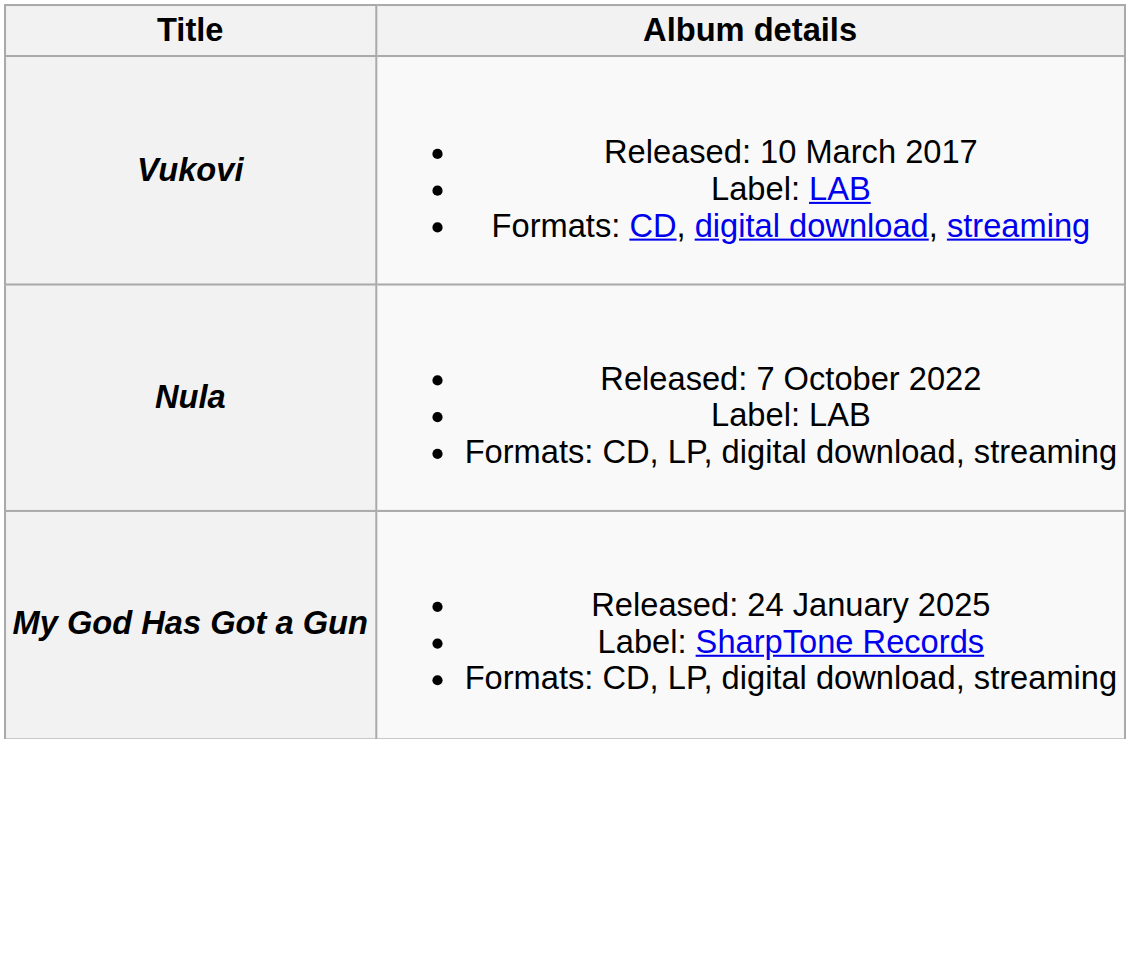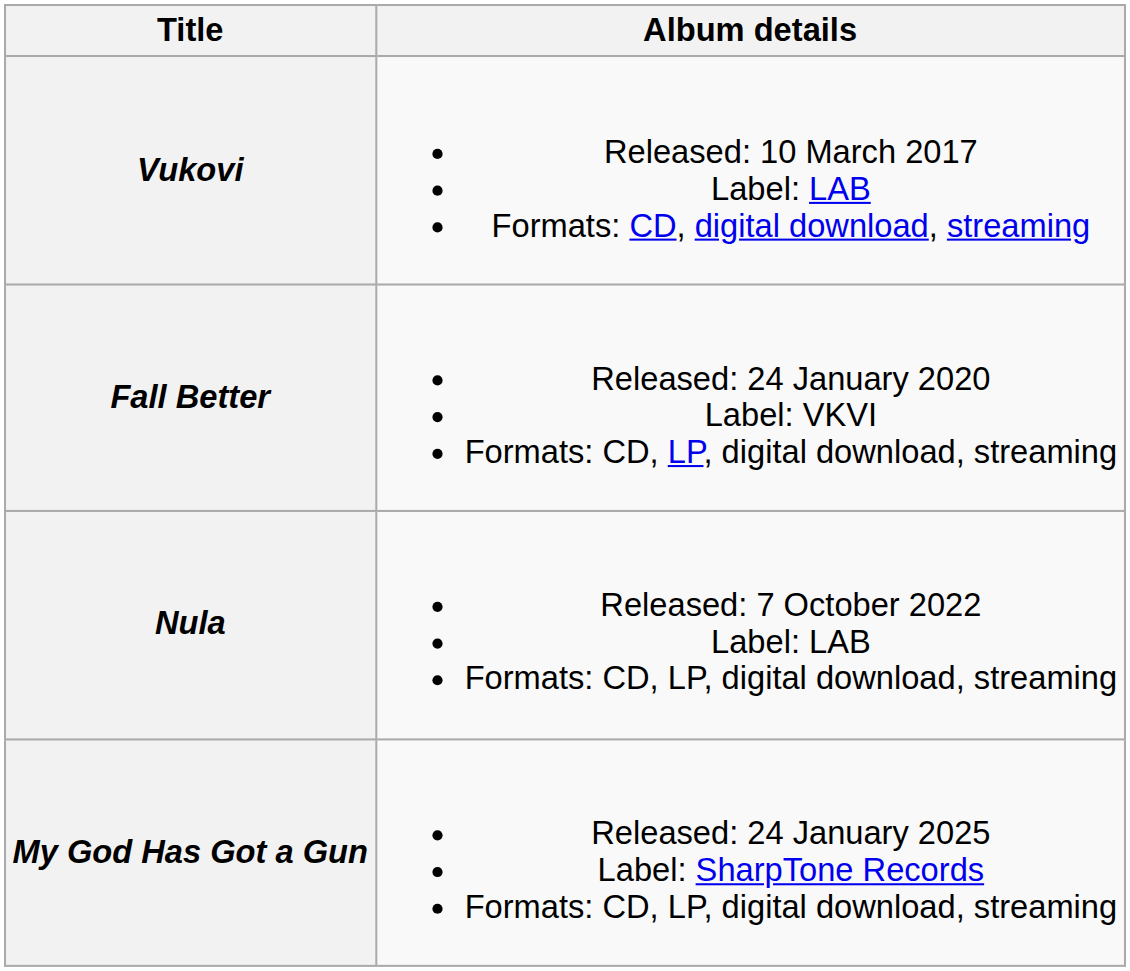+ row: (190, 397)
